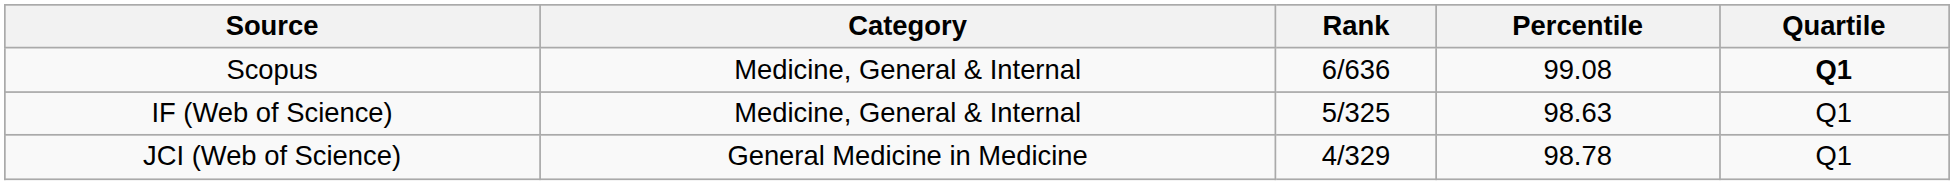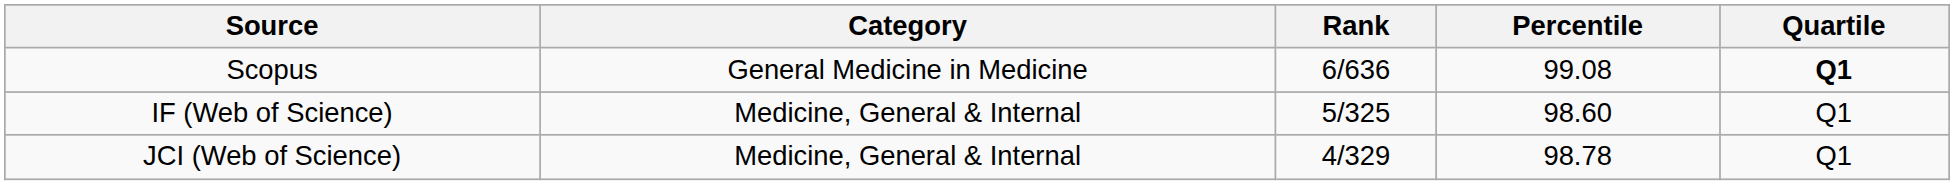(908, 69) Medicine, General & Internal -> (908, 69) General Medicine in Medicine
(1578, 112) 98.63 -> (1578, 112) 98.60
(908, 156) General Medicine in Medicine -> (908, 156) Medicine, General & Internal
